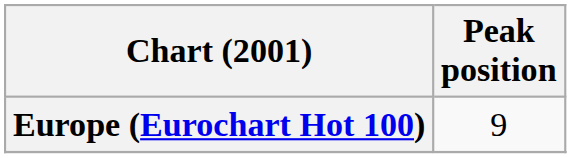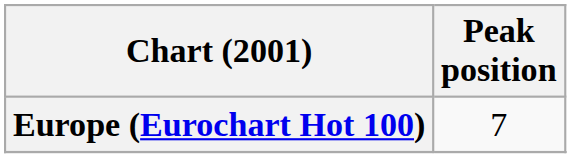(499, 123) 9 -> (499, 123) 7
